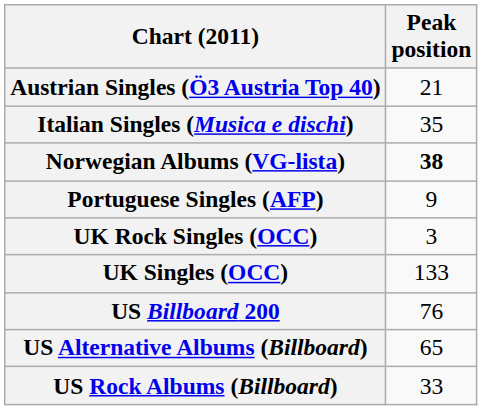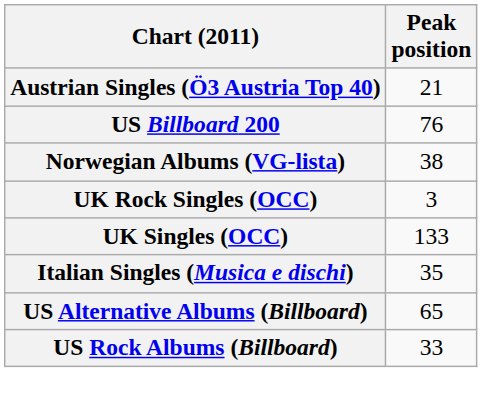rows swapped: (195, 124) <-> (195, 310)
(431, 161) bold -> (431, 161) normal
- row: (195, 198)
